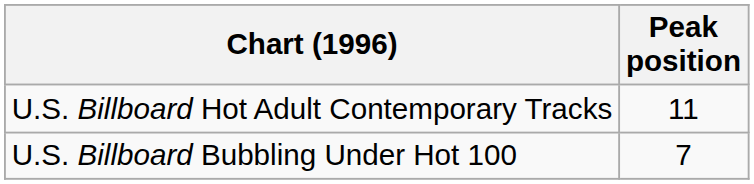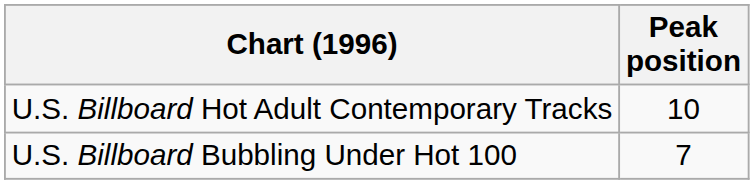(683, 108) 11 -> (683, 108) 10
